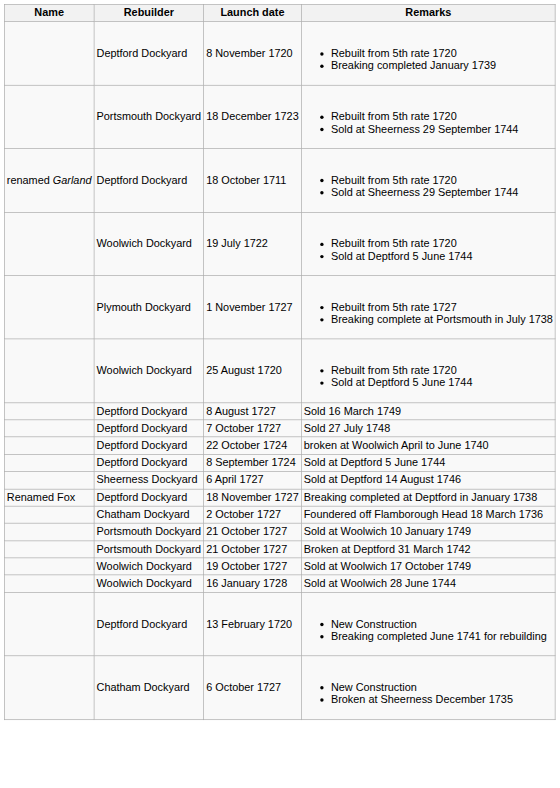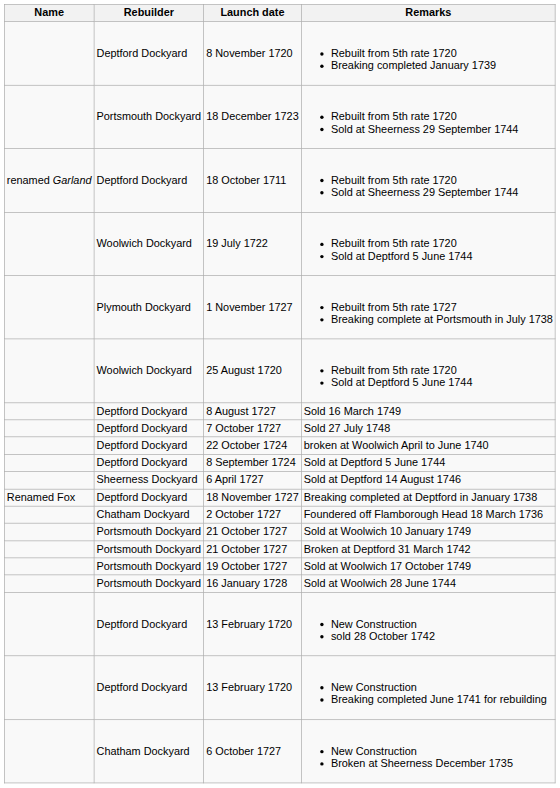(144, 566) Woolwich Dockyard -> (149, 566) Portsmouth Dockyard
(144, 583) Woolwich Dockyard -> (149, 583) Portsmouth Dockyard
+ row: (249, 624)
